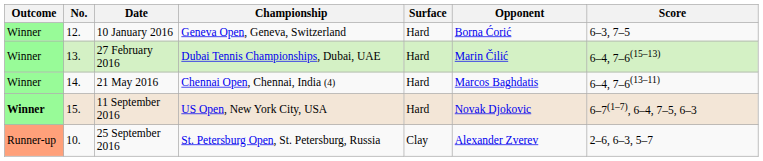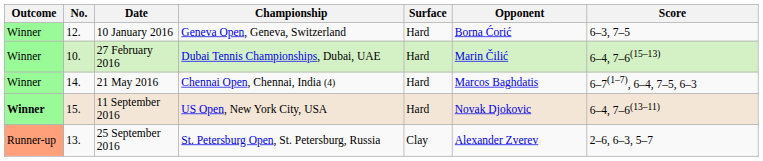(74, 56) 13. -> (74, 56) 10.
(625, 82) 6–4, 7–6(13–11) -> (643, 82) 6–7(1–7), 6–4, 7–5, 6–3
(643, 109) 6–7(1–7), 6–4, 7–5, 6–3 -> (625, 109) 6–4, 7–6(13–11)
(74, 140) 10. -> (74, 140) 13.
